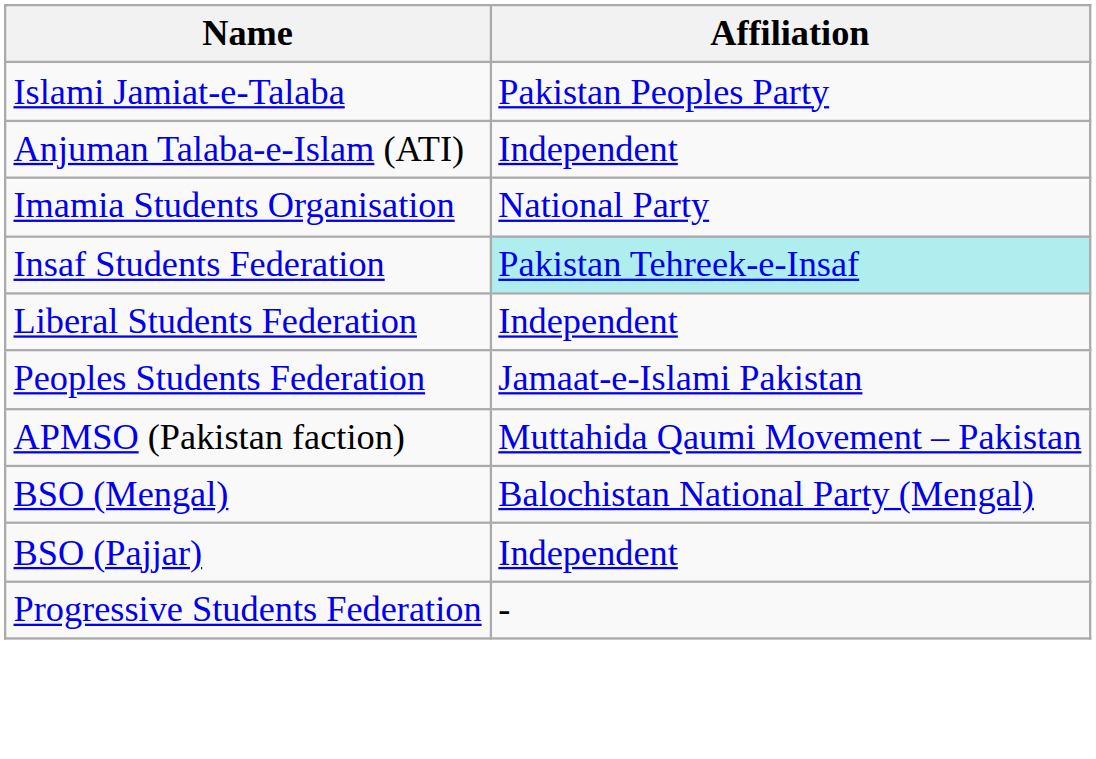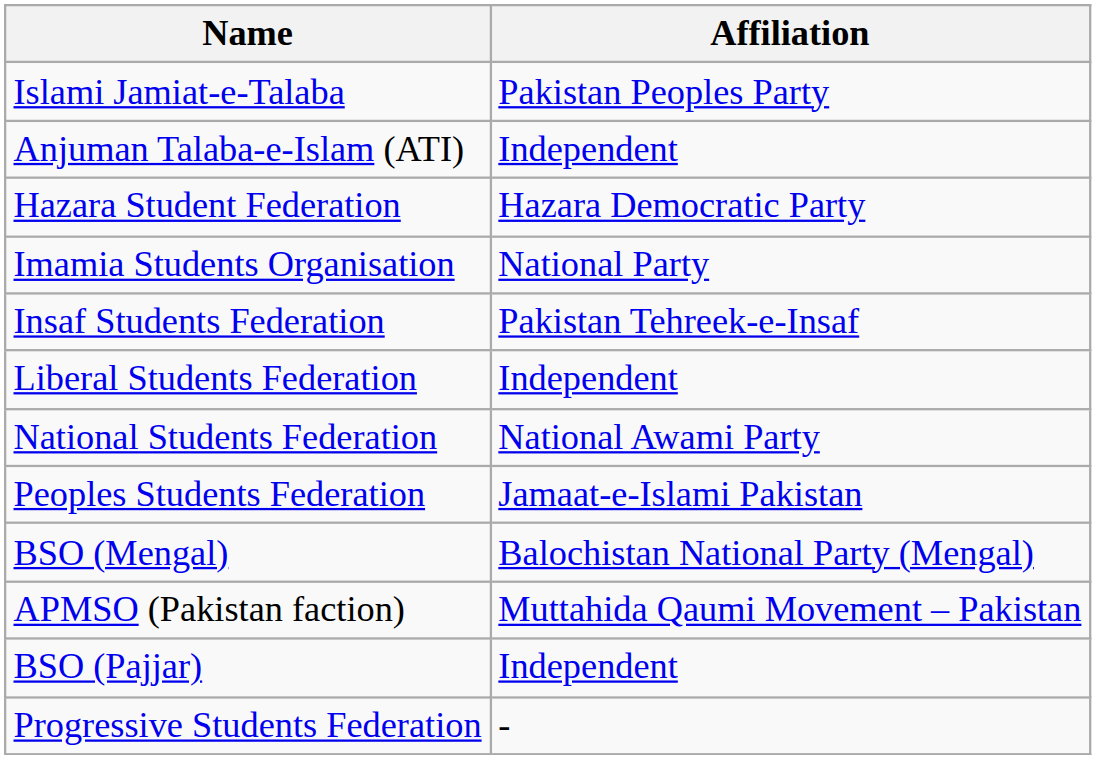+ row: (207, 206)
(679, 263) paleturquoise background -> (679, 321) no background
+ row: (225, 436)
rows swapped: (209, 436) <-> (121, 494)
